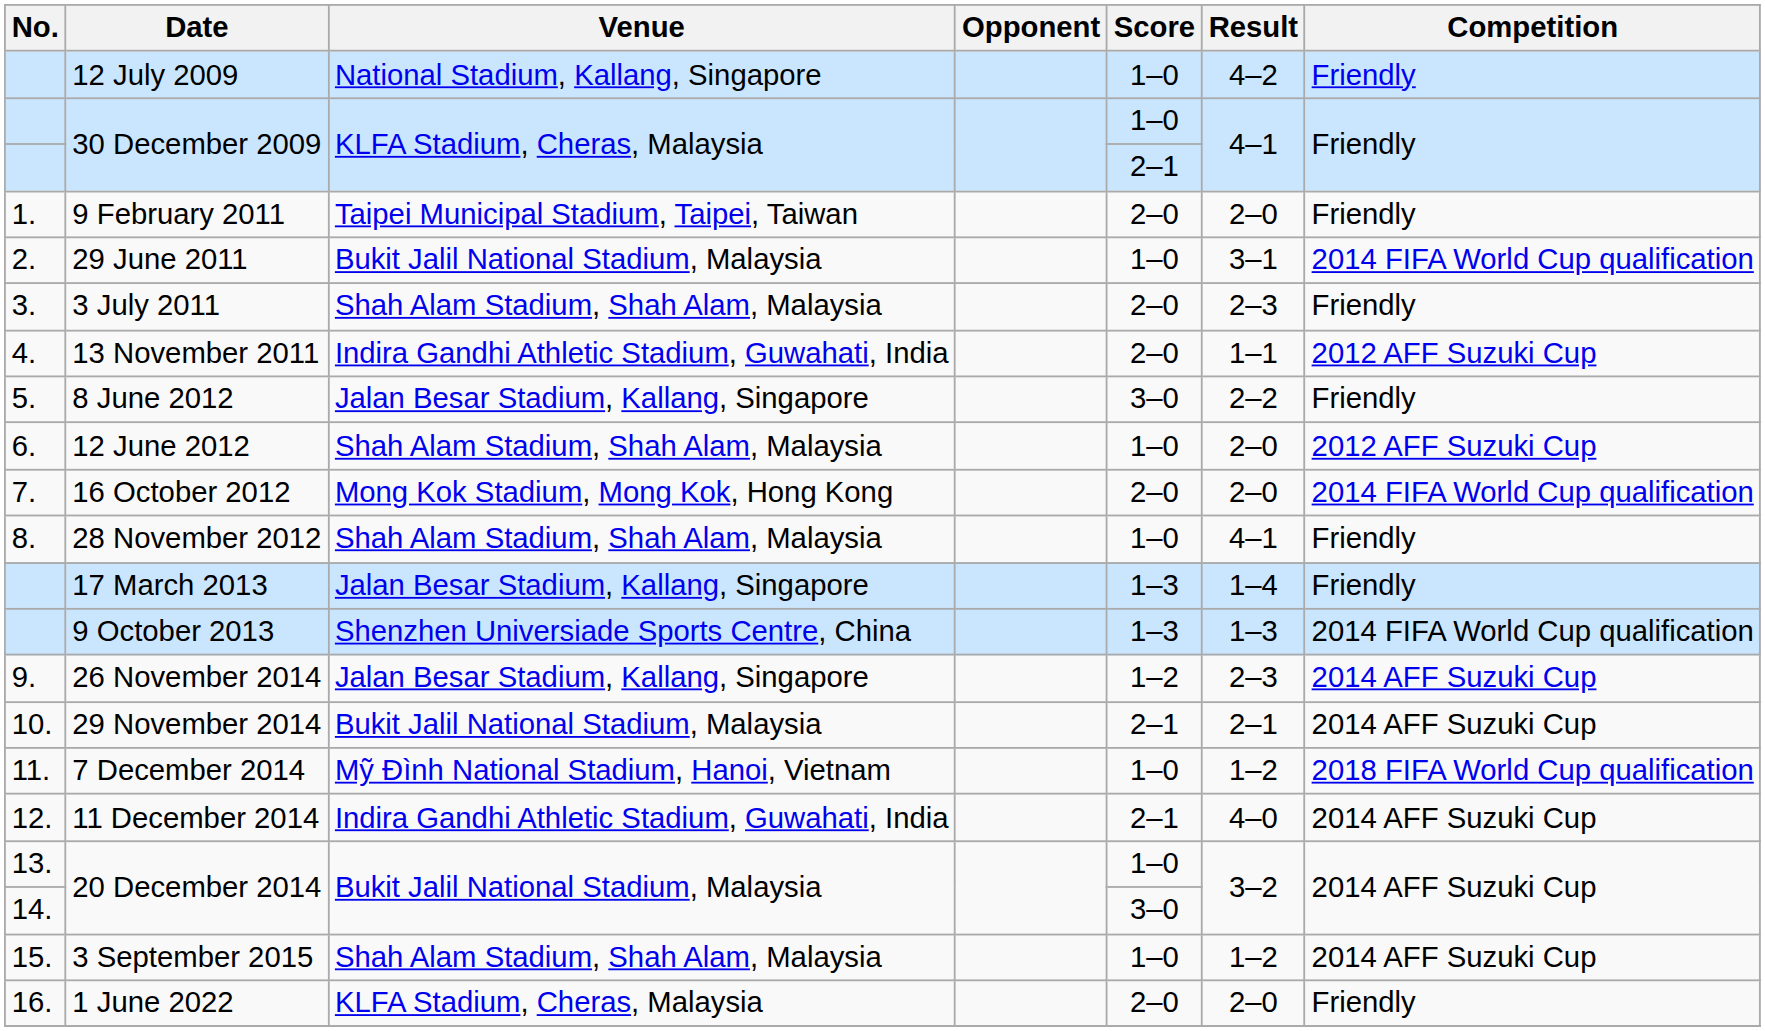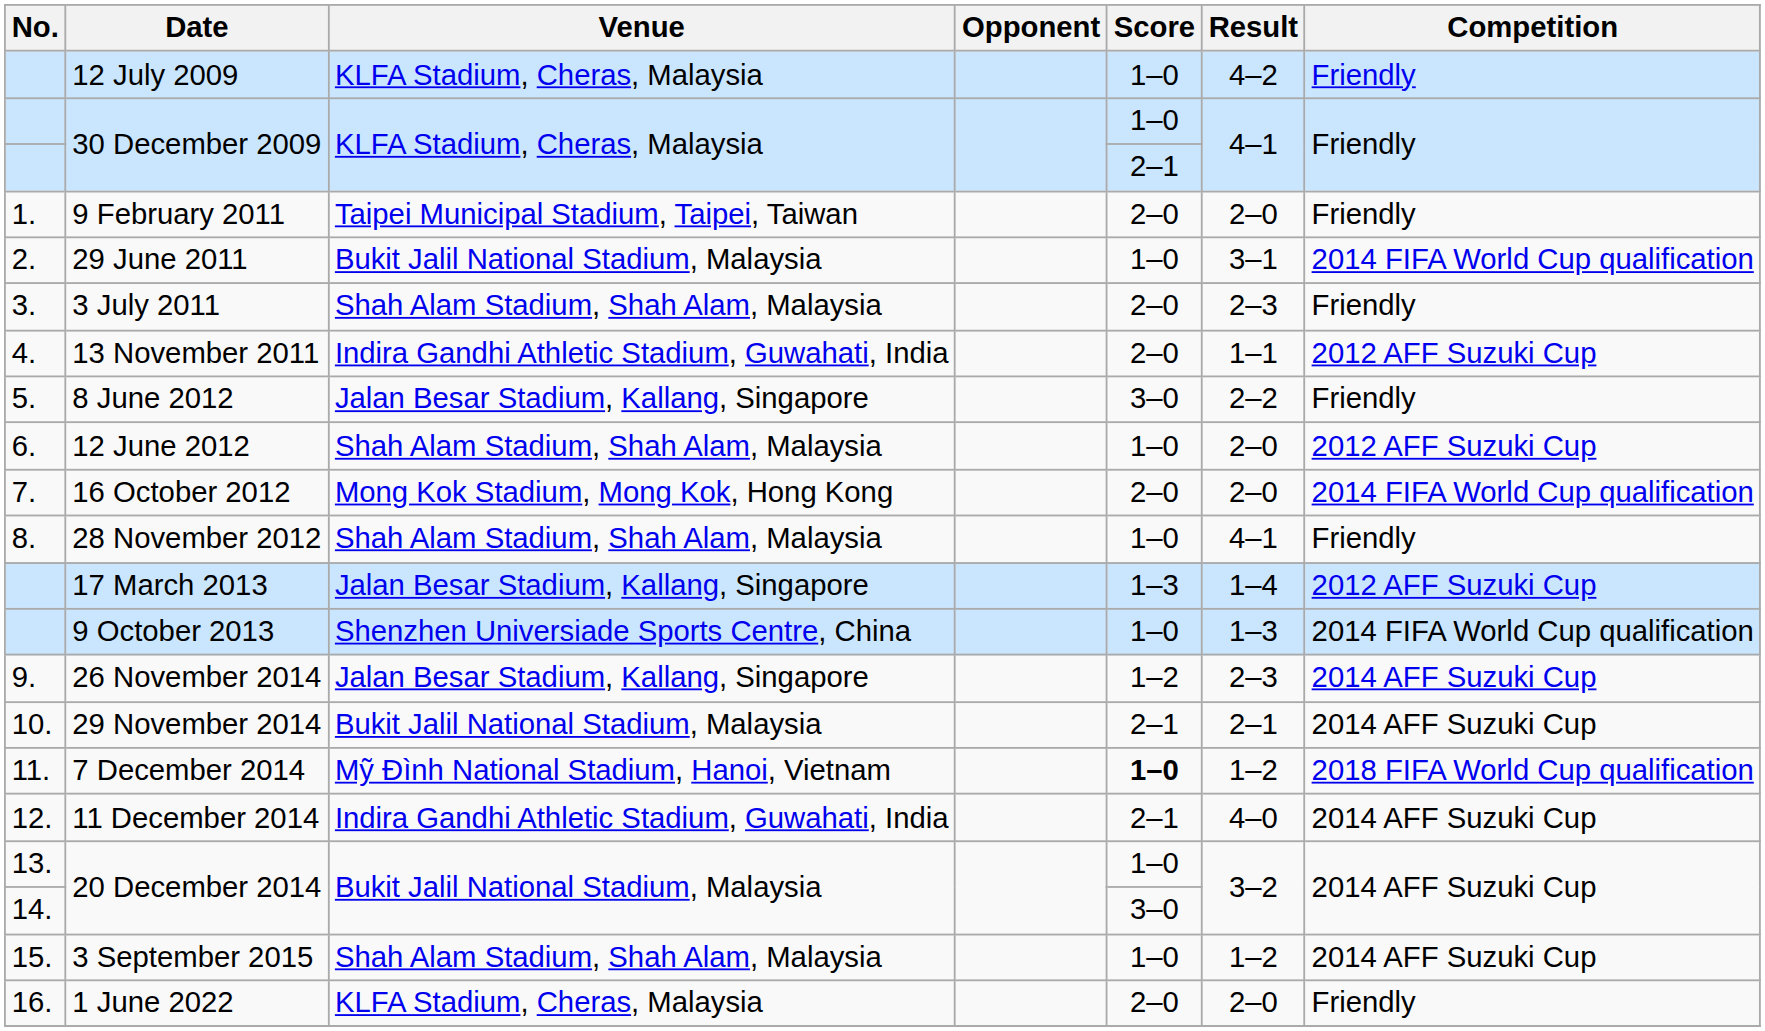(578, 74) National Stadium, Kallang, Singapore -> (549, 74) KLFA Stadium, Cheras, Malaysia
(1364, 584) Friendly -> (1454, 584) 2012 AFF Suzuki Cup
(1154, 631) 1–3 -> (1154, 631) 1–0
(1154, 770) normal -> (1154, 770) bold
